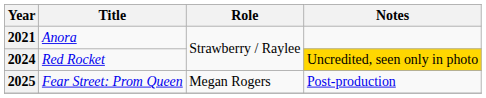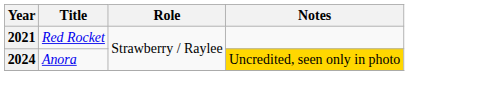(59, 37) Anora -> (73, 37) Red Rocket
(73, 59) Red Rocket -> (59, 59) Anora
- row: (22, 81)
